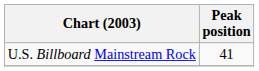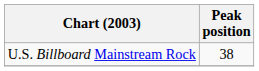(227, 54) 41 -> (227, 54) 38
